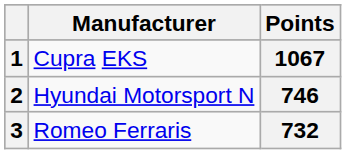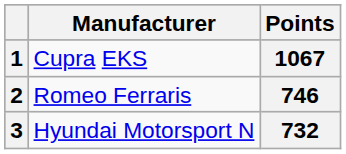(144, 94) Hyundai Motorsport N -> (112, 94) Romeo Ferraris
(112, 130) Romeo Ferraris -> (144, 130) Hyundai Motorsport N
